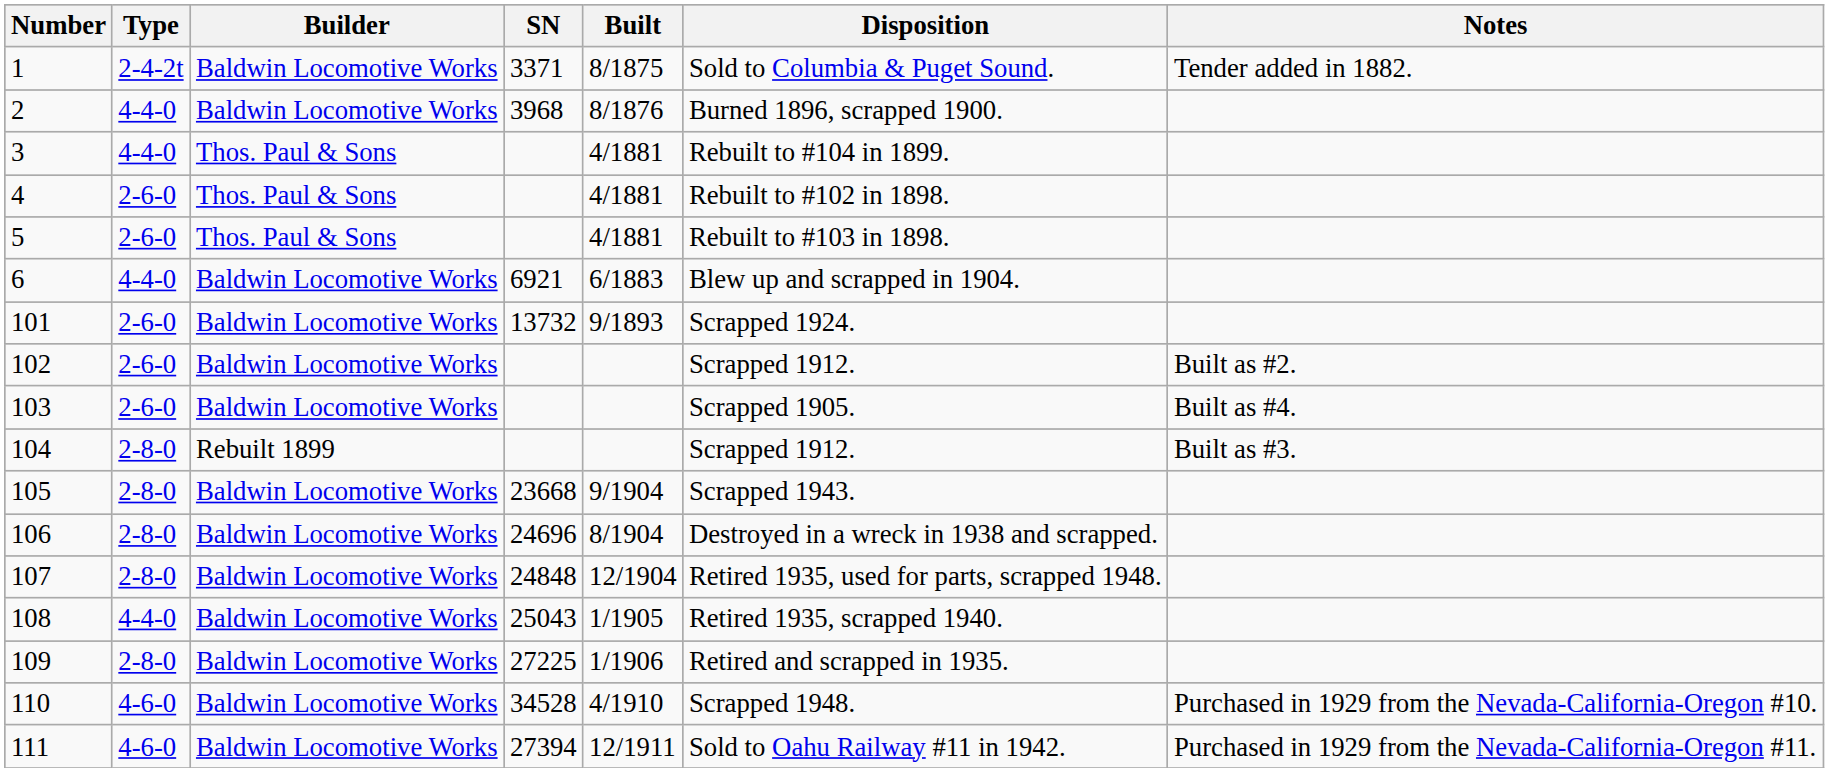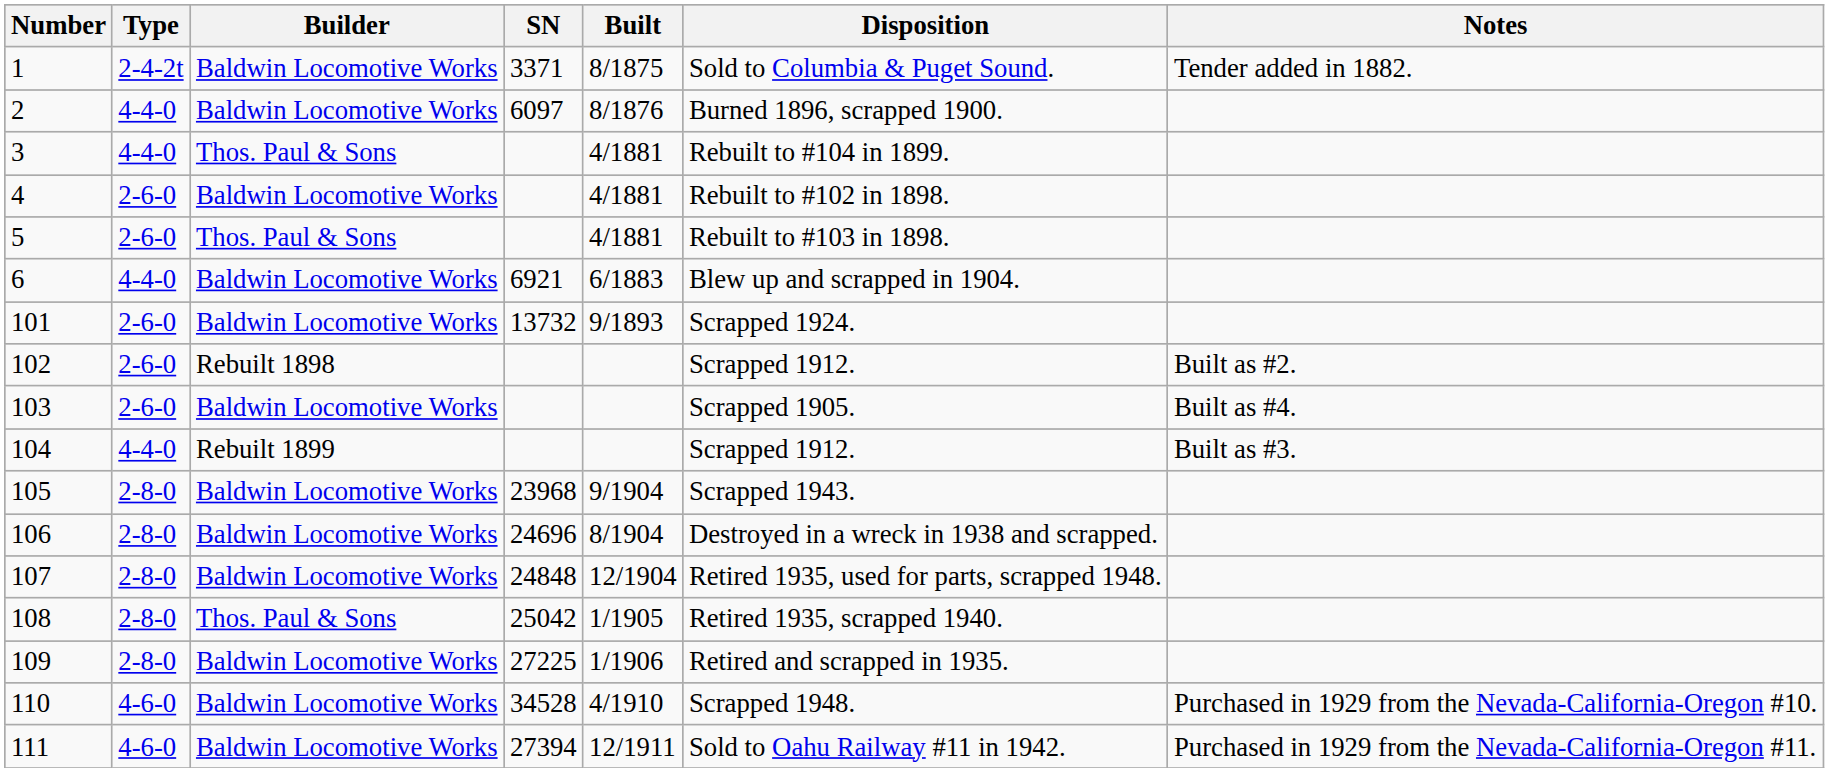(537, 110) 3968 -> (537, 110) 6097
(296, 195) Thos. Paul & Sons -> (347, 195) Baldwin Locomotive Works
(347, 364) Baldwin Locomotive Works -> (265, 364) Rebuilt 1898
(147, 449) 2-8-0 -> (147, 449) 4-4-0
(543, 491) 23668 -> (543, 491) 23968
(147, 618) 4-4-0 -> (147, 618) 2-8-0
(347, 618) Baldwin Locomotive Works -> (296, 618) Thos. Paul & Sons
(543, 618) 25043 -> (543, 618) 25042
